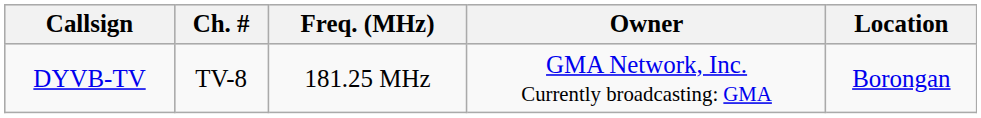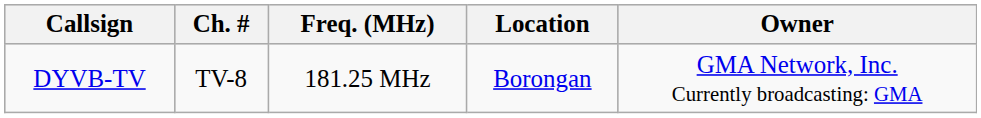columns swapped: (901, 24) <-> (647, 24)
